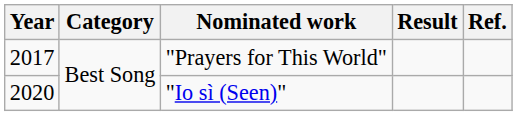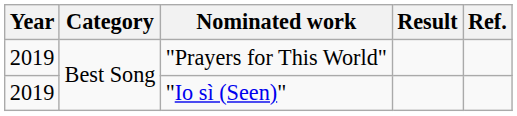(32, 57) 2017 -> (32, 57) 2019
(32, 92) 2020 -> (32, 92) 2019
